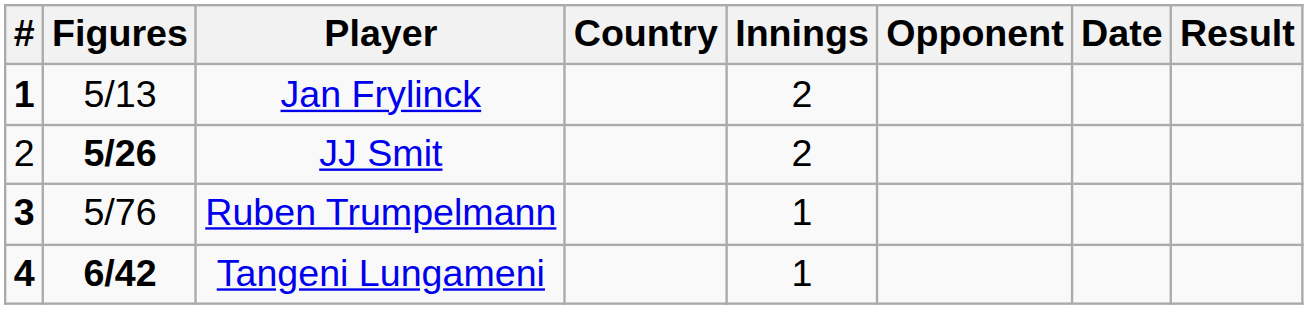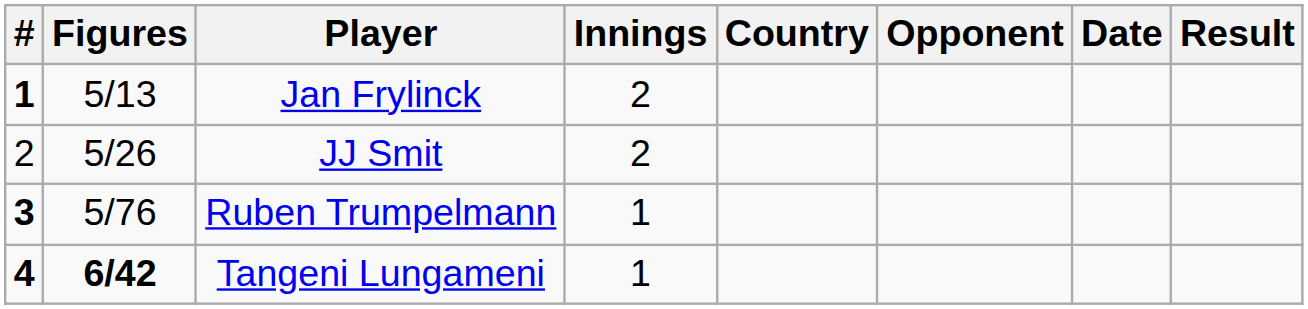columns swapped: (646, 34) <-> (802, 34)
(120, 153) bold -> (120, 153) normal
